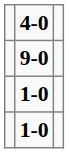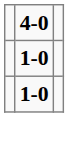- row: (10, 58)
